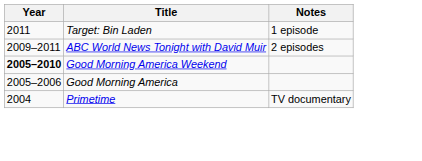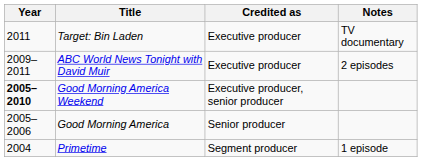+ column: (272, 13)
(295, 30) 1 episode -> (372, 36) TV documentary
(311, 99) TV documentary -> (364, 148) 1 episode
